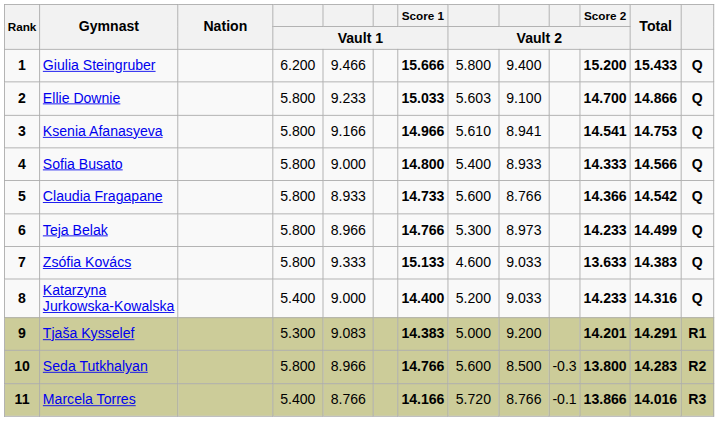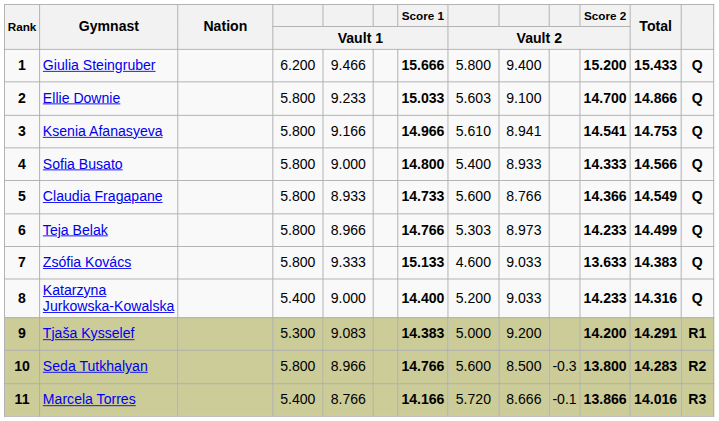(656, 197) 14.542 -> (656, 197) 14.549
(473, 230) 5.300 -> (473, 230) 5.303
(605, 334) 14.201 -> (605, 334) 14.200
(524, 399) 8.766 -> (524, 399) 8.666
